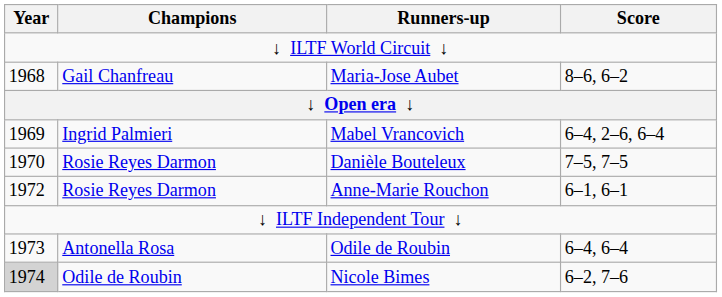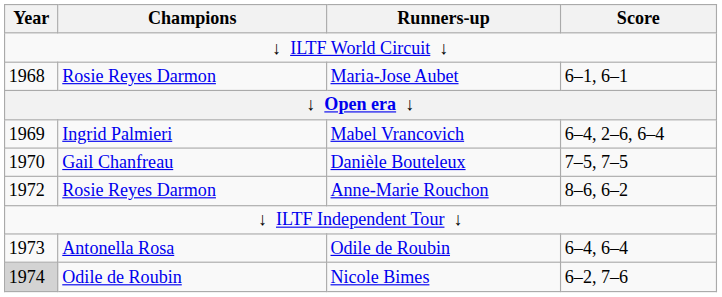(118, 76) Gail Chanfreau -> (139, 76) Rosie Reyes Darmon
(596, 76) 8–6, 6–2 -> (596, 76) 6–1, 6–1
(139, 162) Rosie Reyes Darmon -> (118, 162) Gail Chanfreau
(596, 190) 6–1, 6–1 -> (596, 190) 8–6, 6–2
